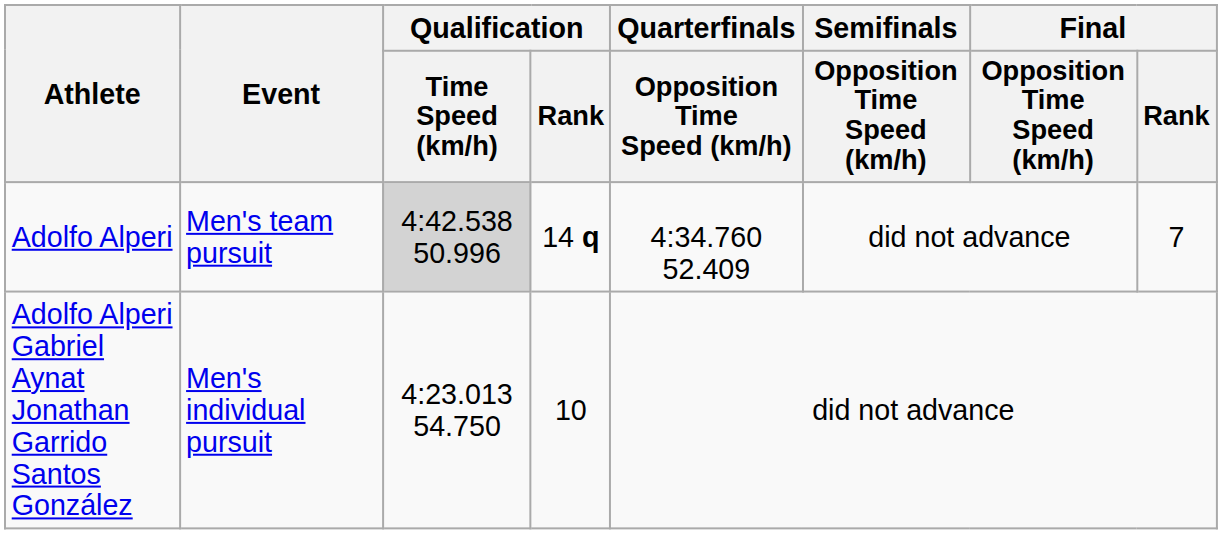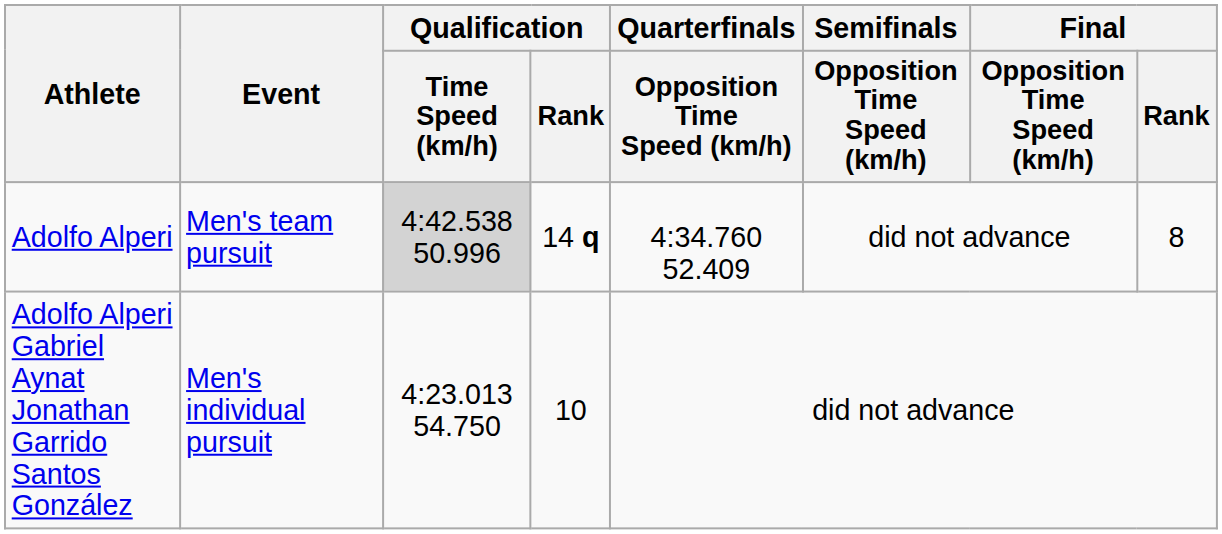(1176, 237) 7 -> (1176, 237) 8
